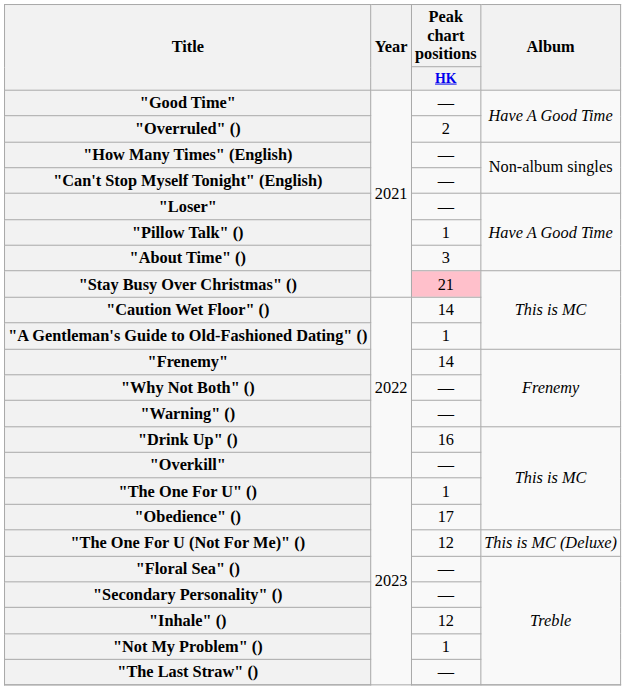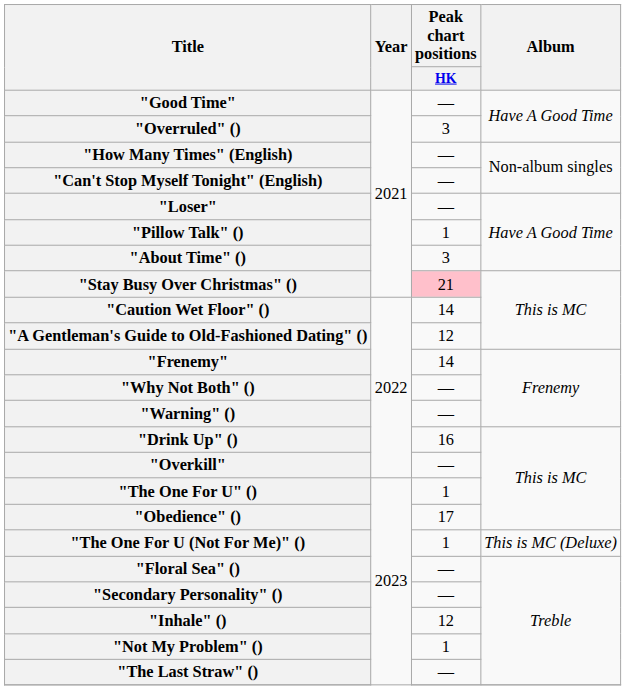(446, 128) 2 -> (446, 128) 3
(446, 335) 1 -> (446, 335) 12
(446, 542) 12 -> (446, 542) 1
